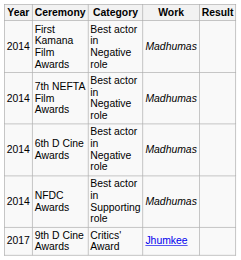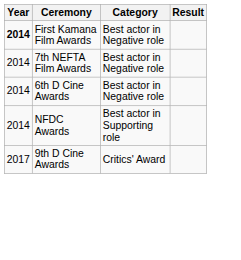- column: (171, 12)
(18, 46) normal -> (18, 35) bold
